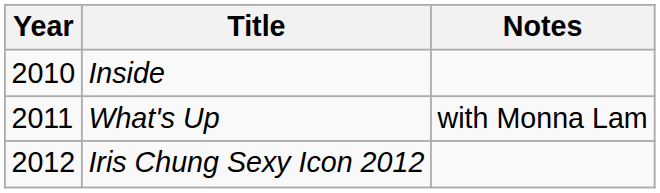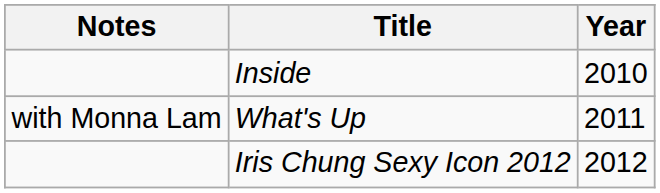columns swapped: (43, 27) <-> (543, 27)
